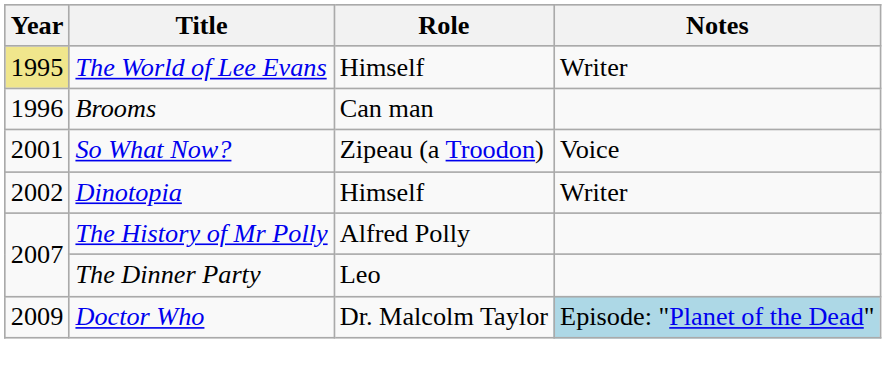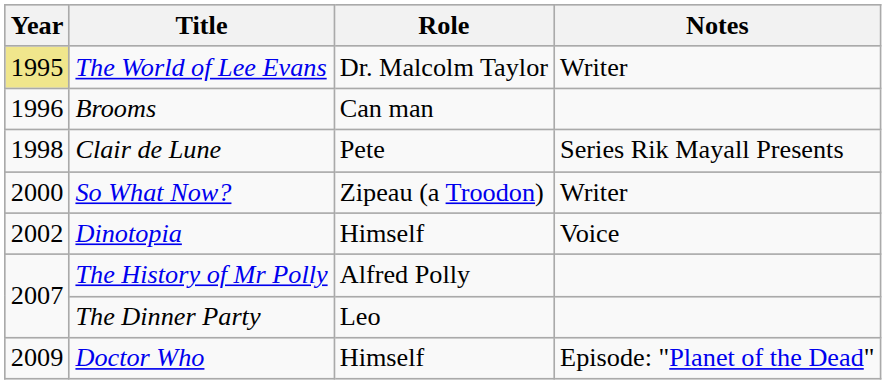(382, 66) Himself -> (444, 66) Dr. Malcolm Taylor
+ row: (148, 150)
(37, 150) 2001 -> (37, 191) 2000
(590, 150) Voice -> (594, 191) Writer
(594, 191) Writer -> (590, 233) Voice
(444, 316) Dr. Malcolm Taylor -> (382, 358) Himself
(717, 316) lightblue background -> (717, 358) no background
